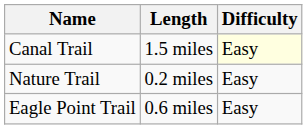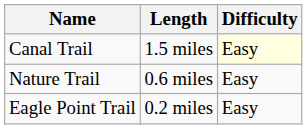(179, 78) 0.2 miles -> (179, 78) 0.6 miles
(179, 108) 0.6 miles -> (179, 108) 0.2 miles
